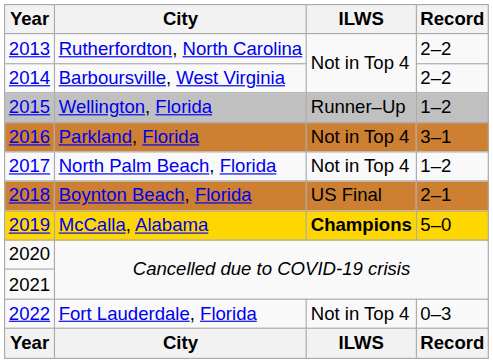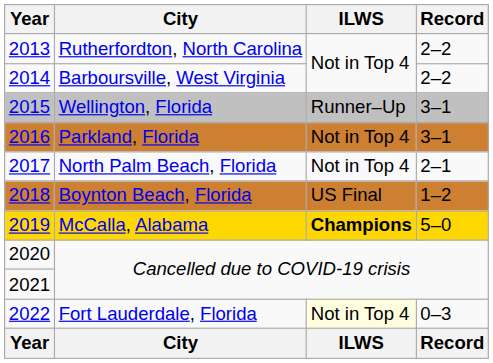(436, 107) 1–2 -> (436, 107) 3–1
(436, 166) 1–2 -> (436, 166) 2–1
(436, 195) 2–1 -> (436, 195) 1–2
(360, 313) no background -> (360, 313) lightyellow background
